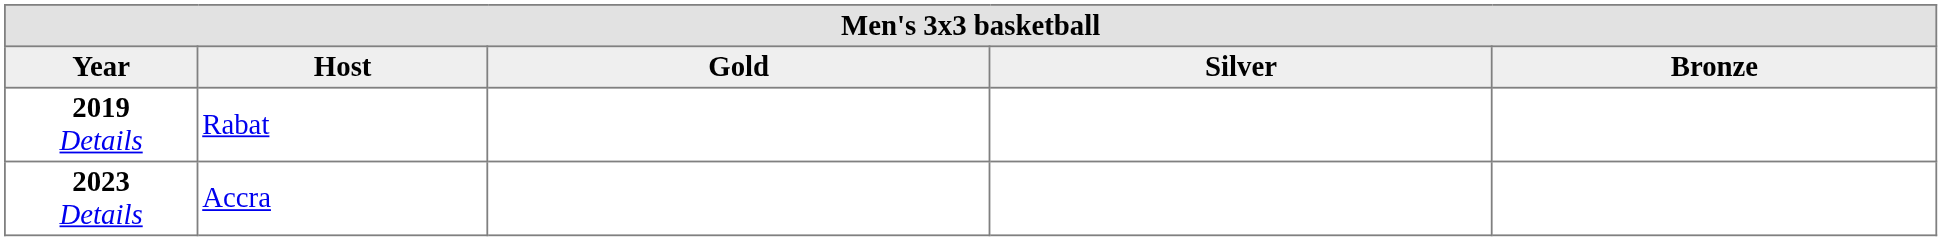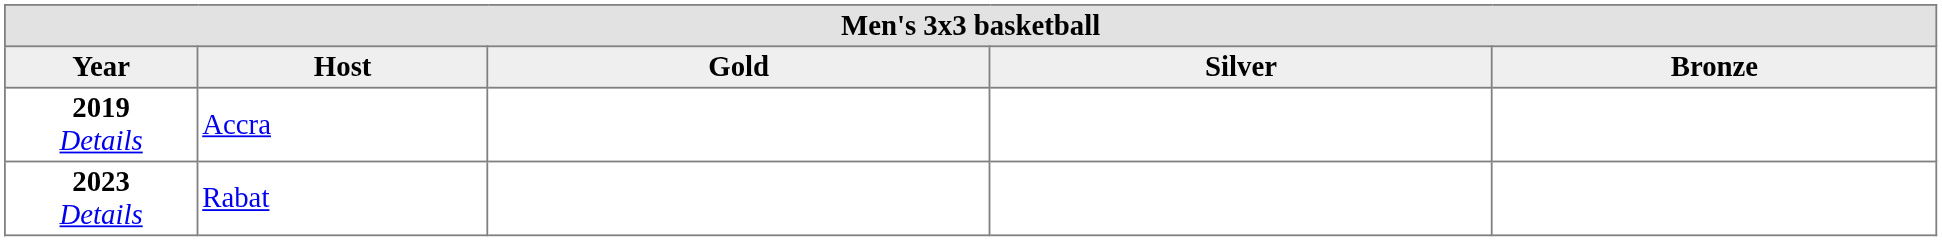(236, 124) Rabat -> (237, 124) Accra
(237, 198) Accra -> (236, 198) Rabat
